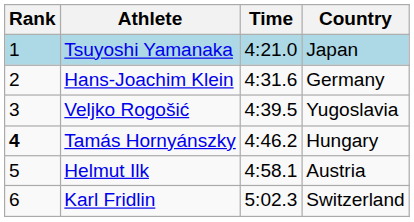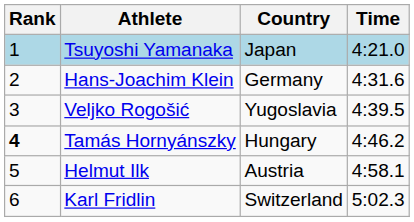columns swapped: (355, 19) <-> (271, 19)
